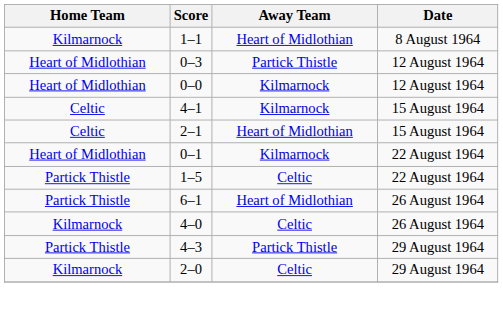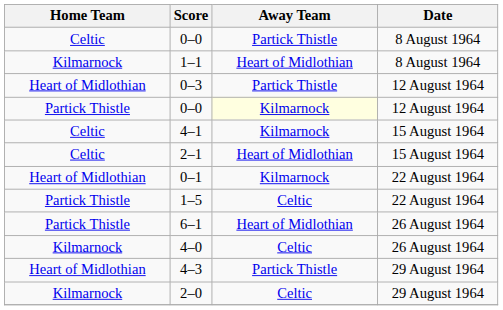+ row: (191, 39)
(87, 85) Heart of Midlothian -> (87, 108) Partick Thistle
(295, 85) no background -> (295, 108) lightyellow background
(87, 246) Partick Thistle -> (87, 270) Heart of Midlothian
